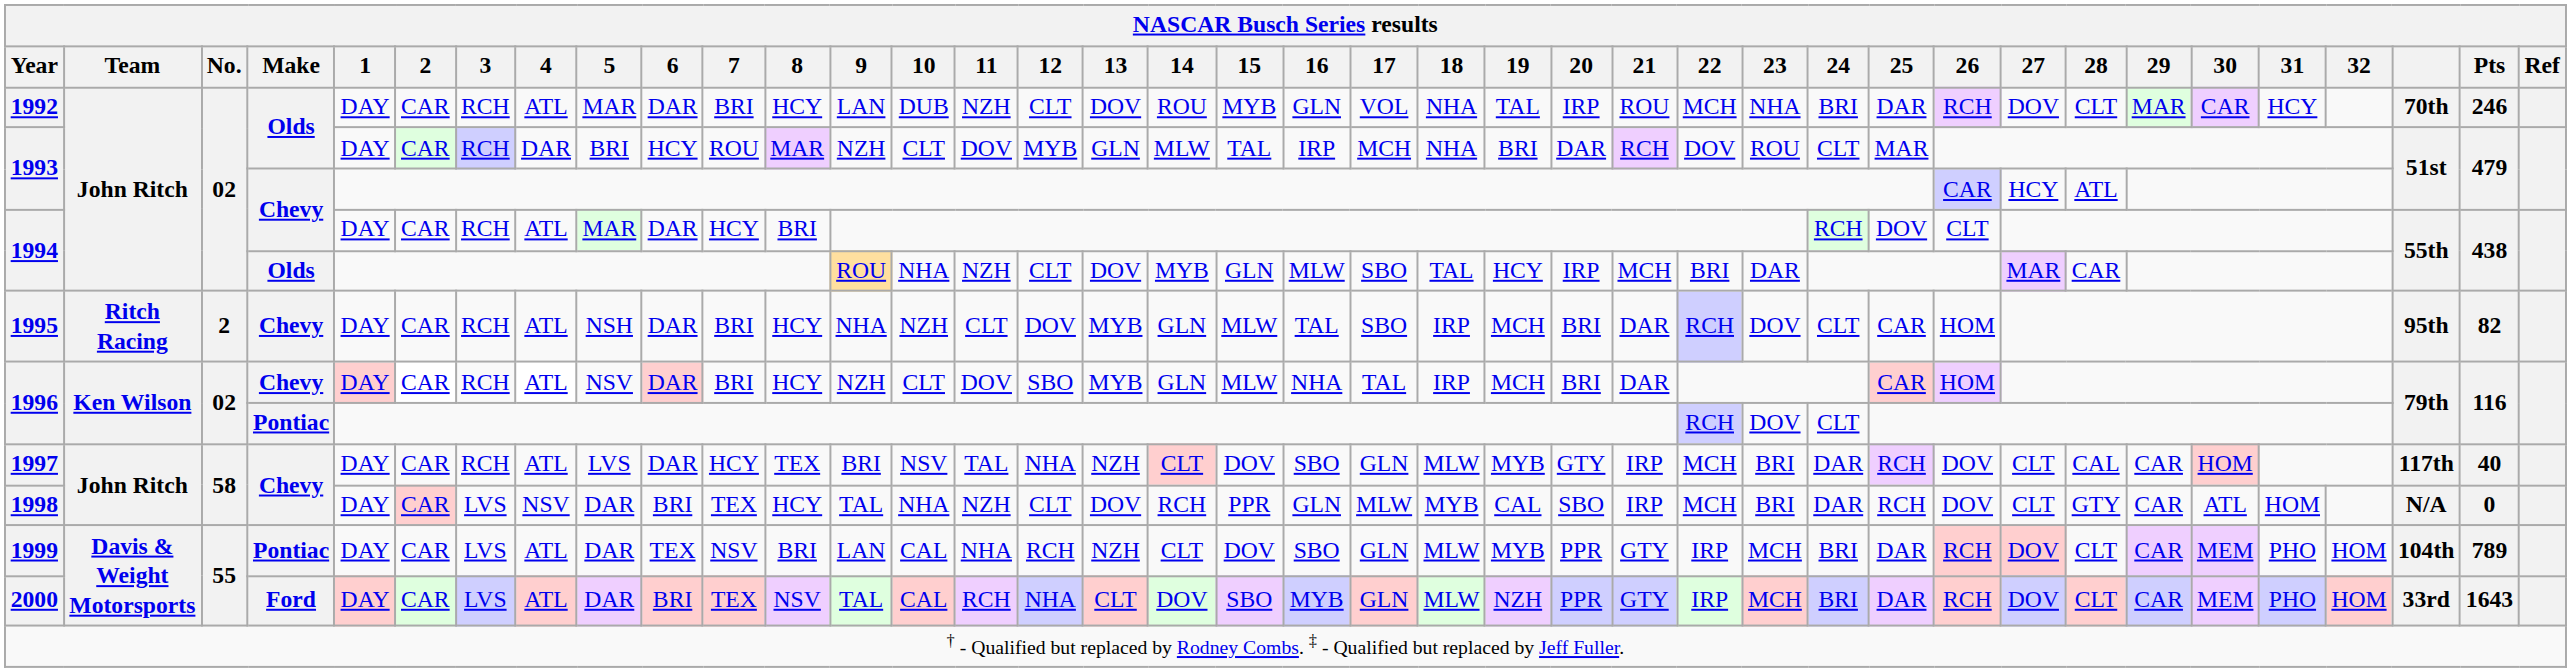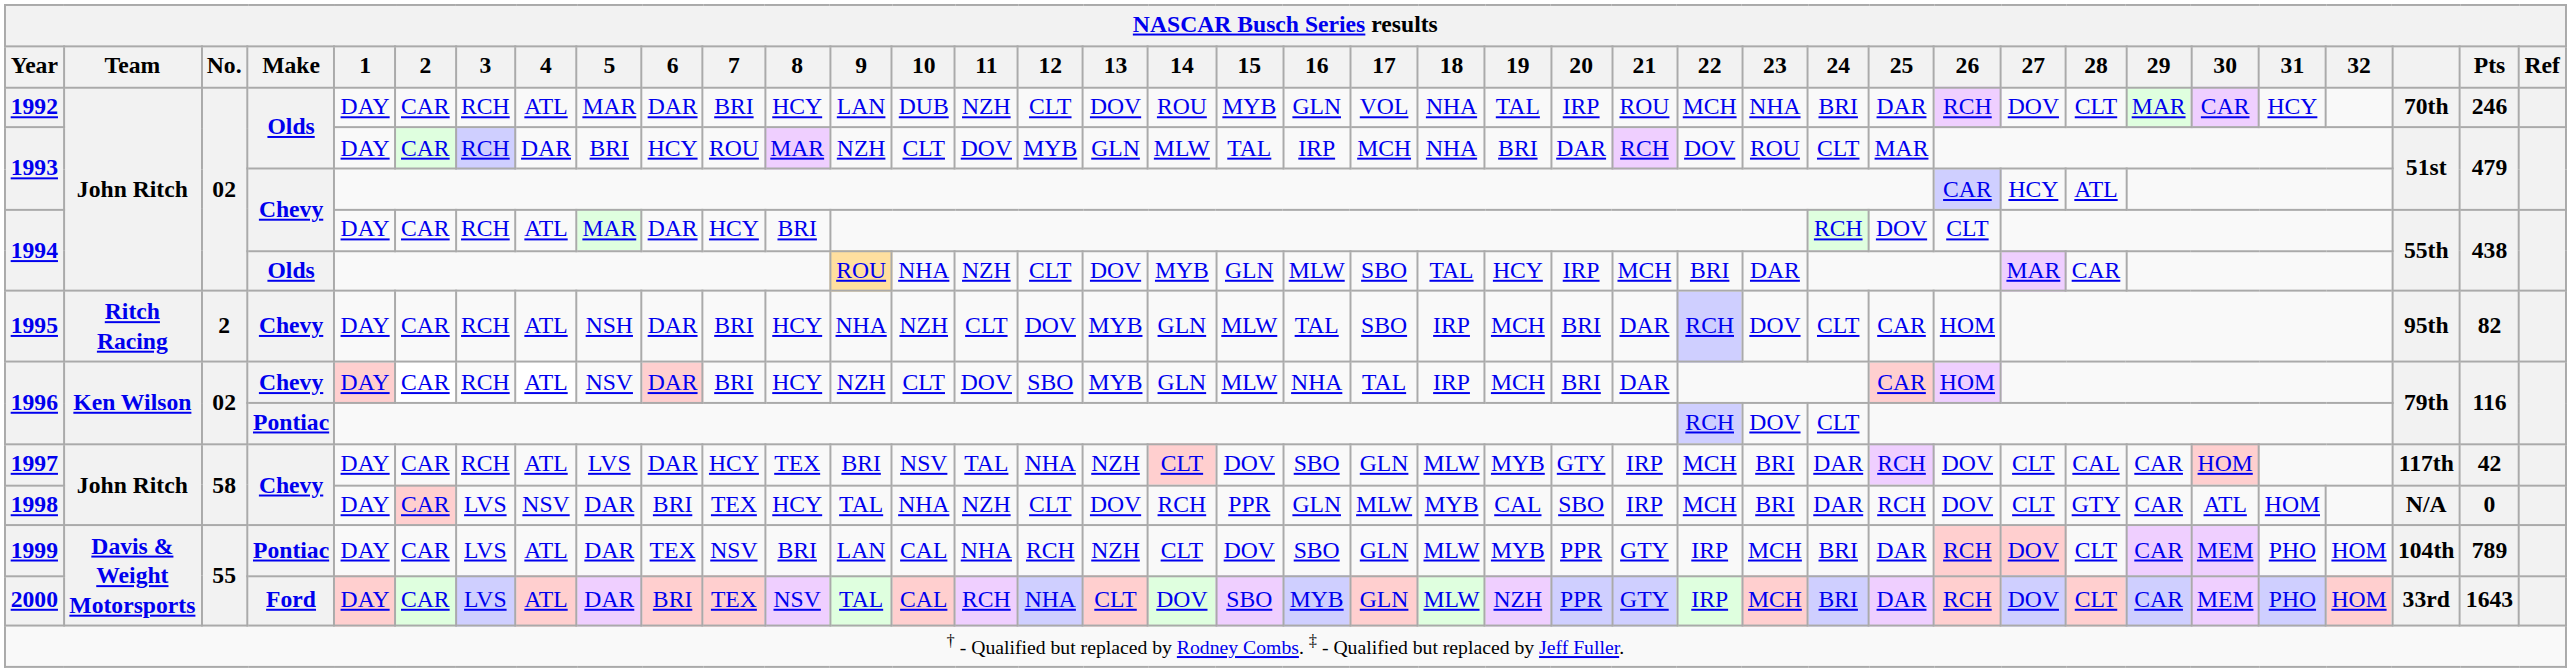(2489, 463) 40 -> (2489, 463) 42
